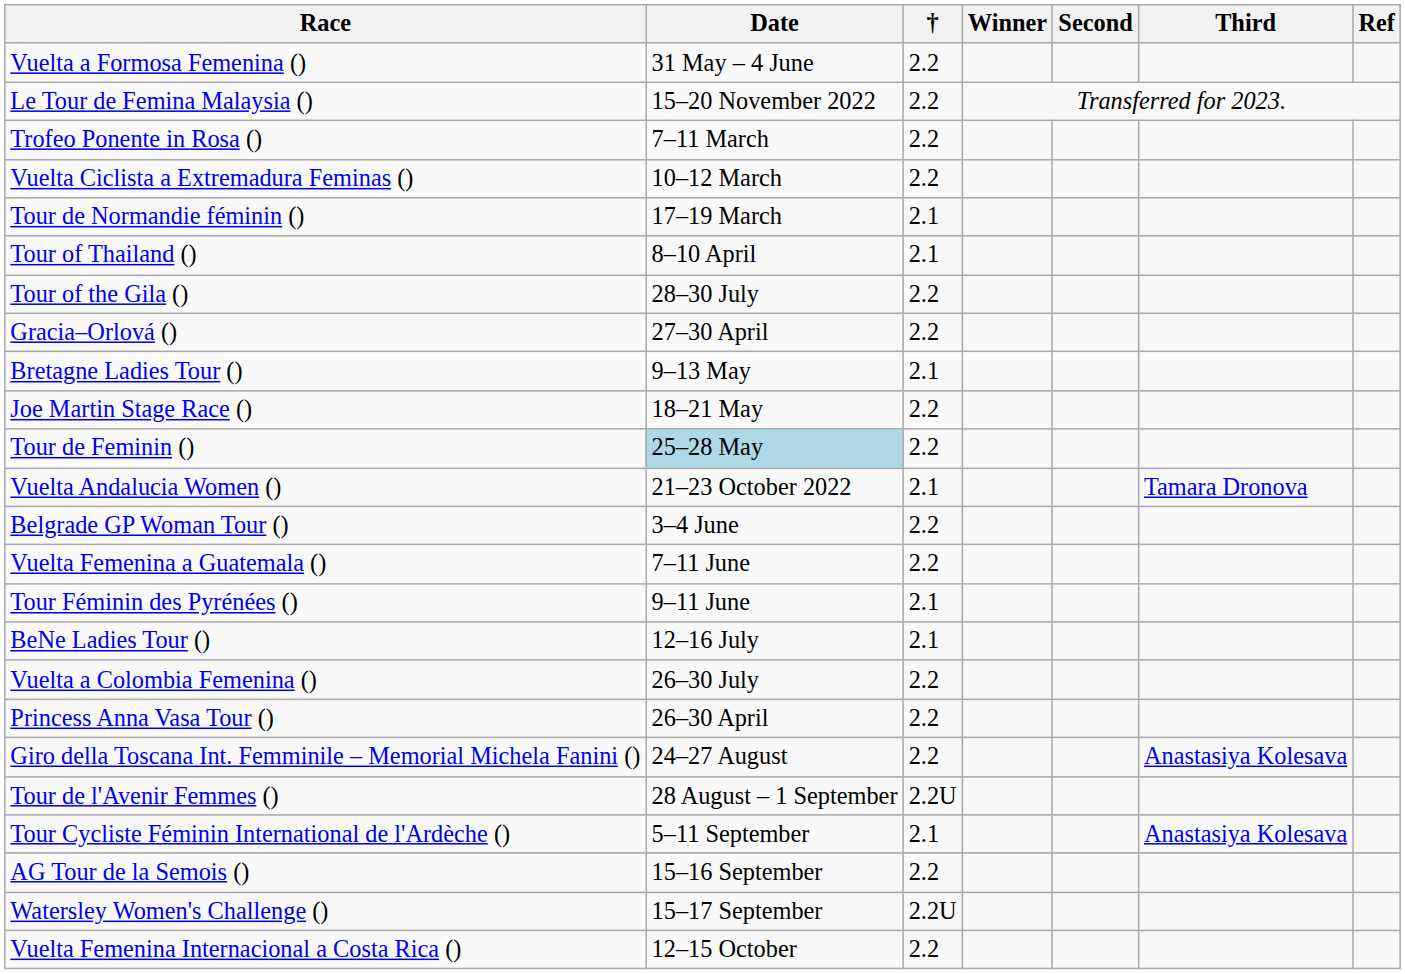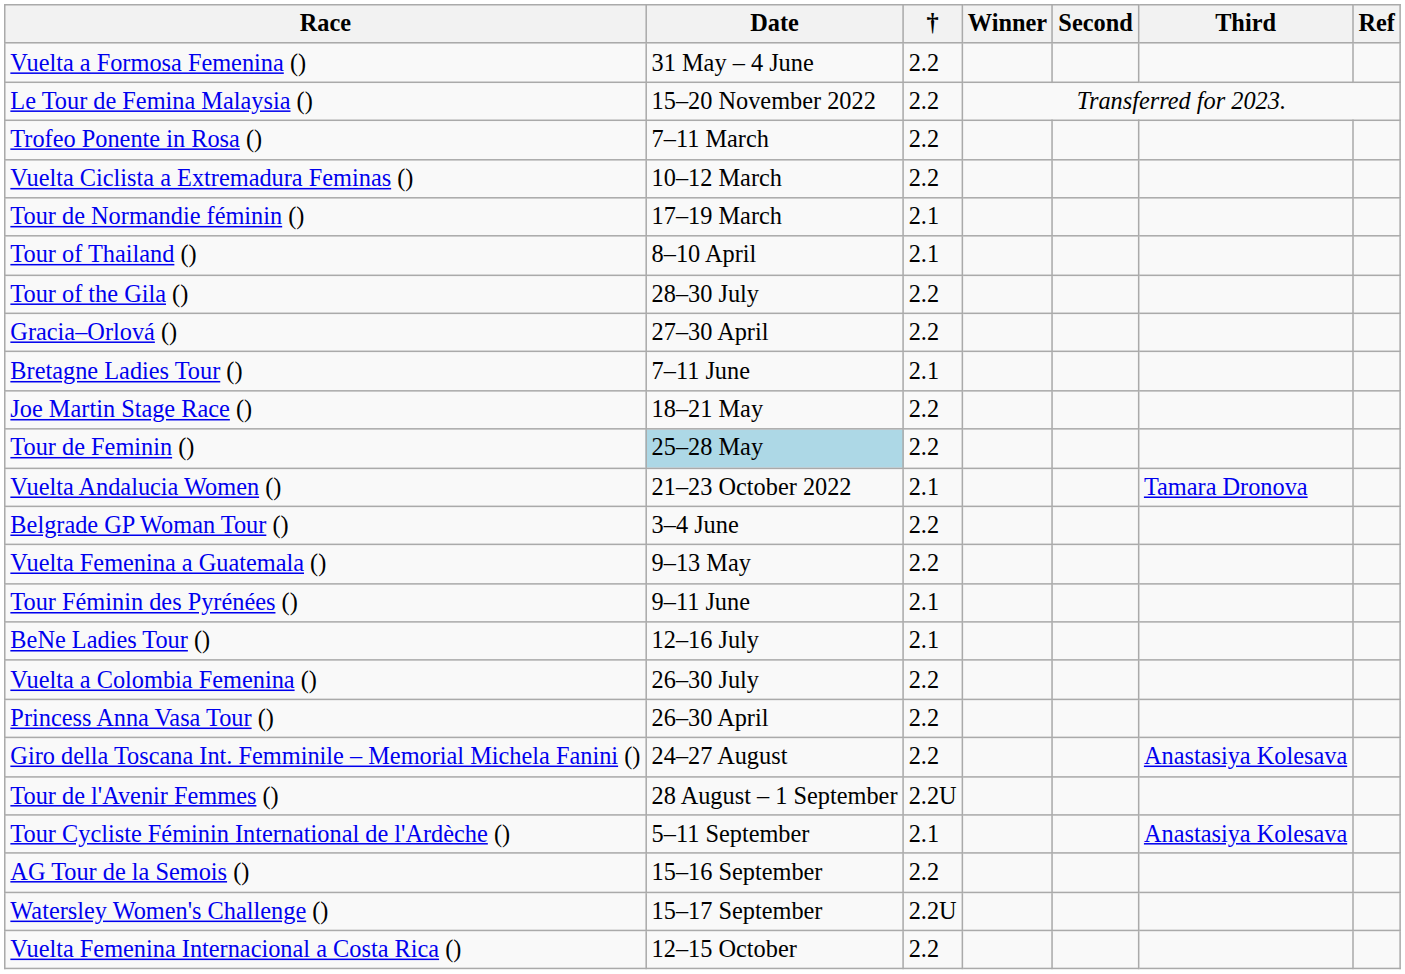(701, 370) 9–13 May -> (701, 370) 7–11 June
(701, 563) 7–11 June -> (701, 563) 9–13 May
